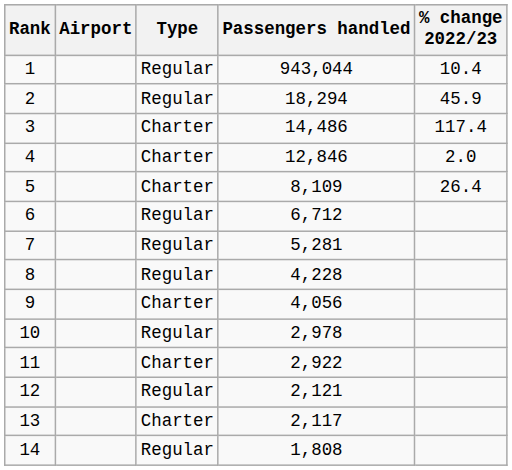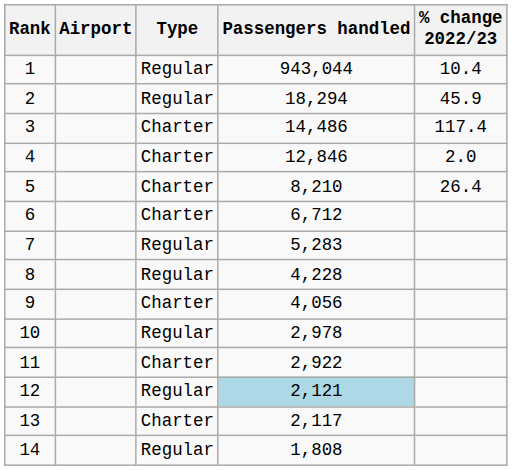(316, 186) 8,109 -> (316, 186) 8,210
(177, 216) Regular -> (177, 216) Charter
(316, 245) 5,281 -> (316, 245) 5,283
(316, 391) no background -> (316, 391) lightblue background
